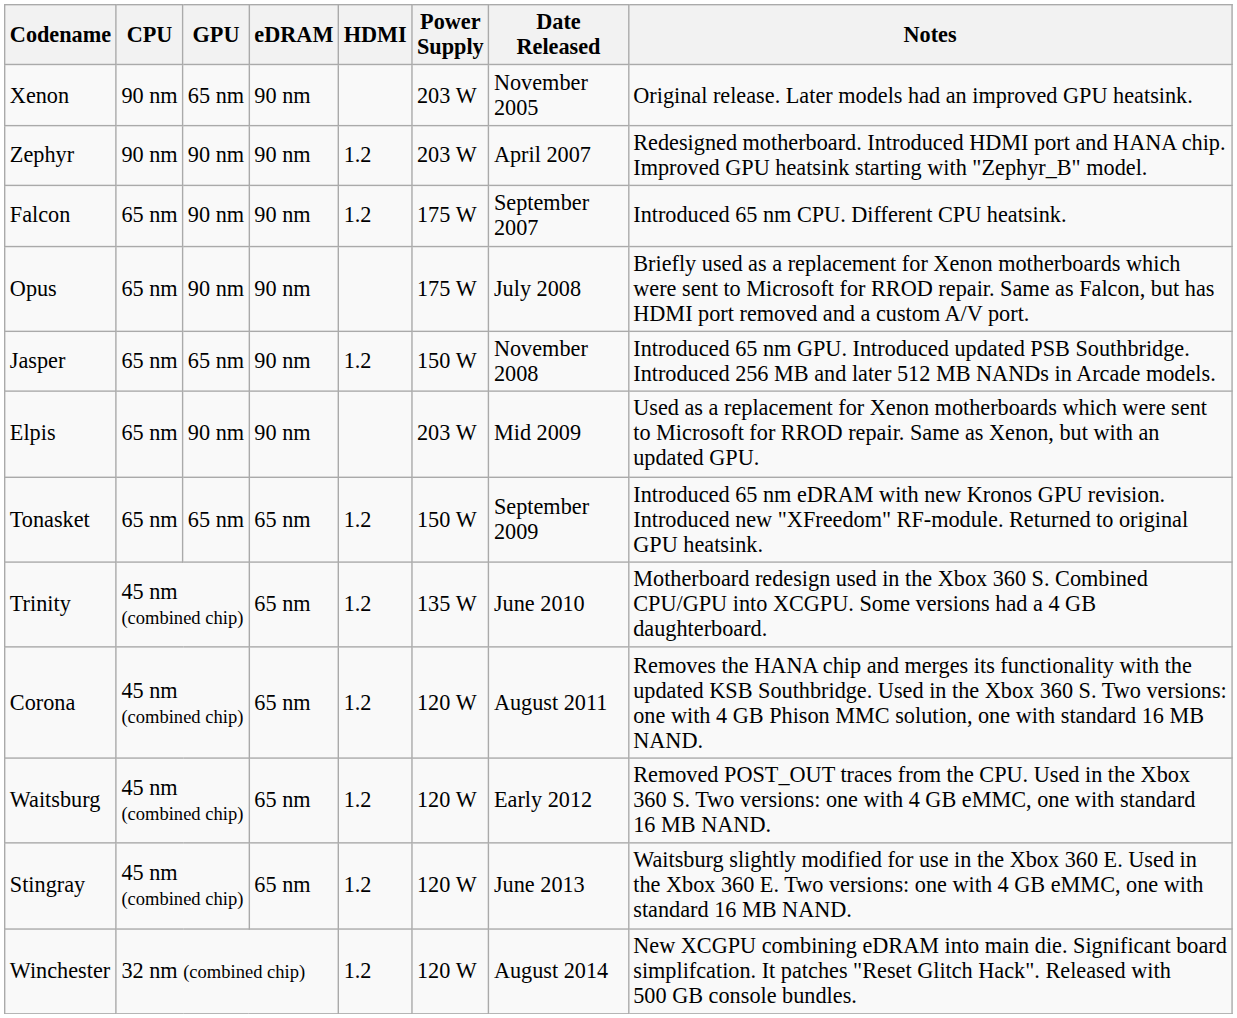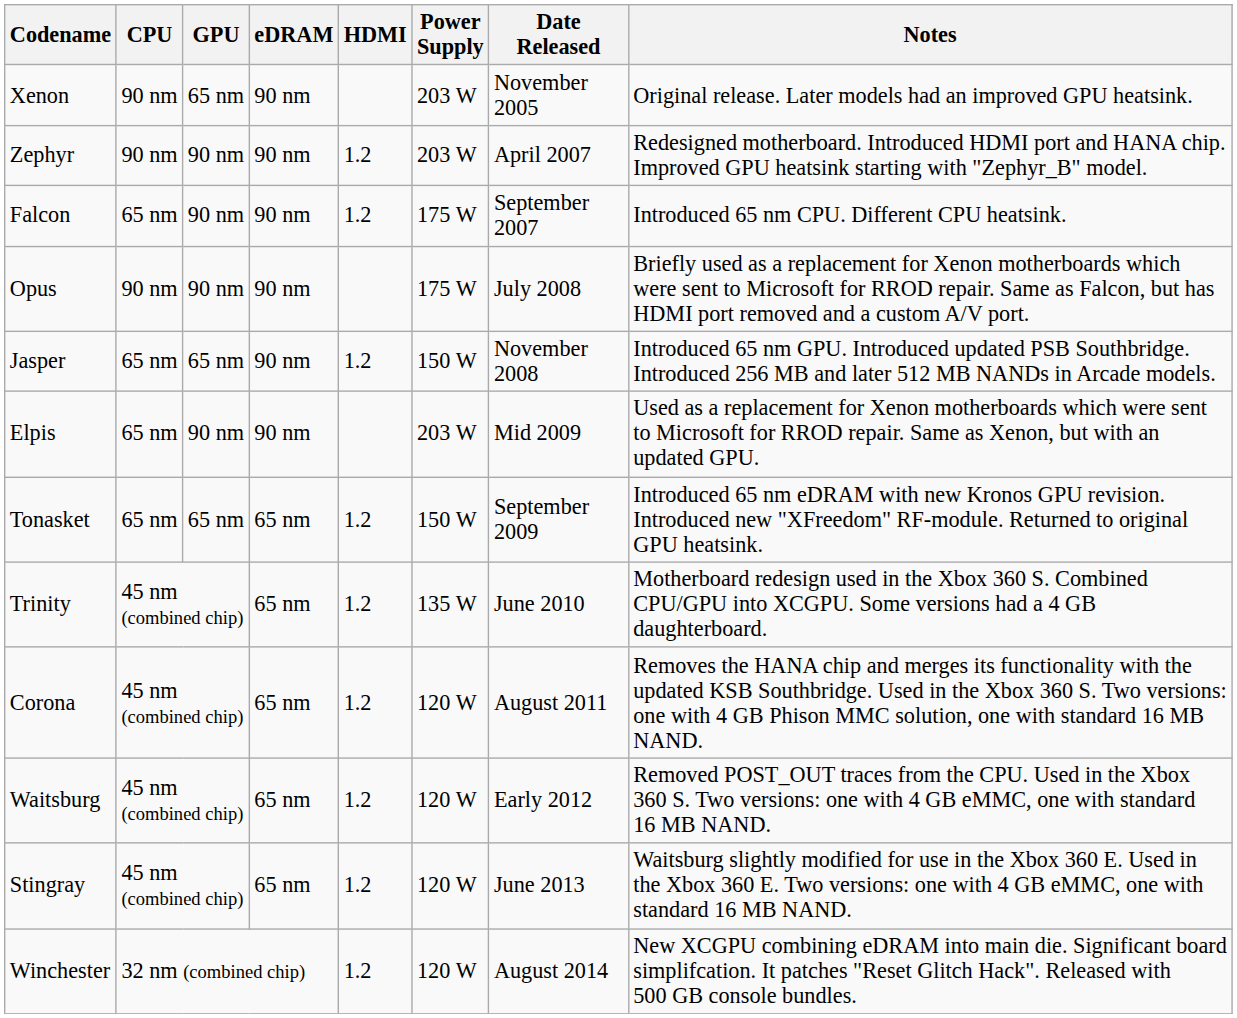(150, 288) 65 nm -> (150, 288) 90 nm
